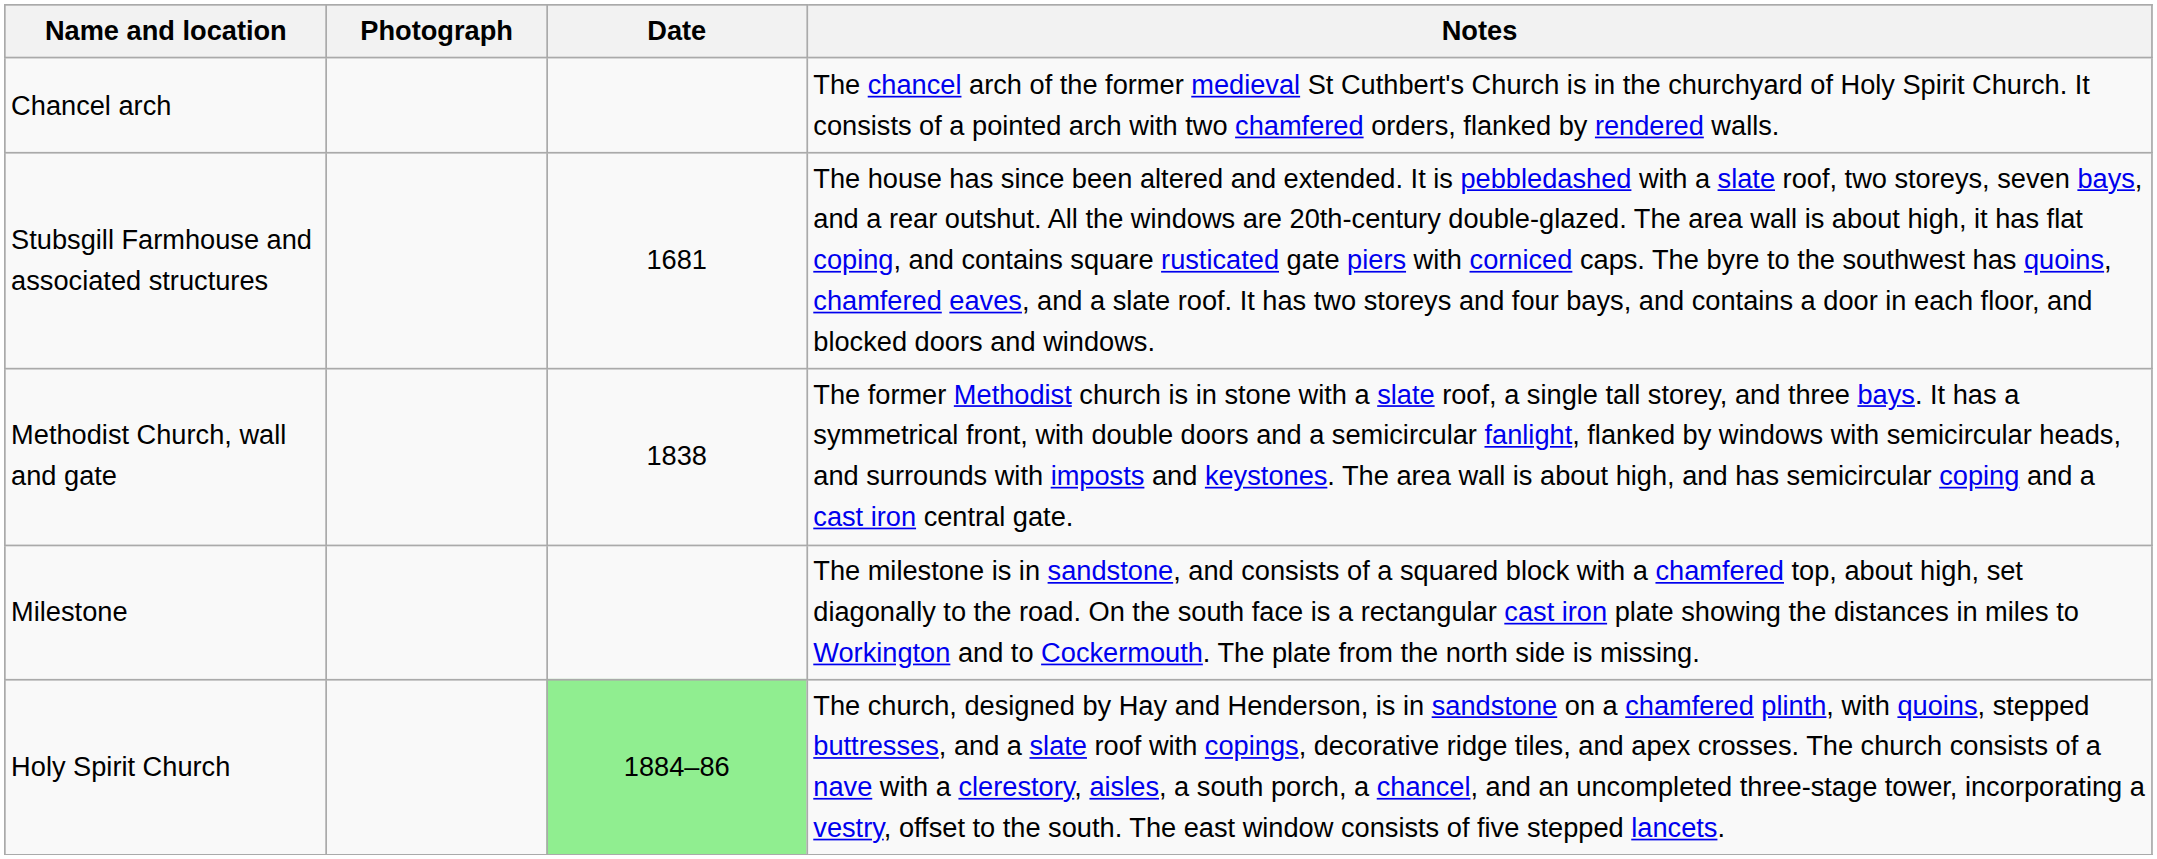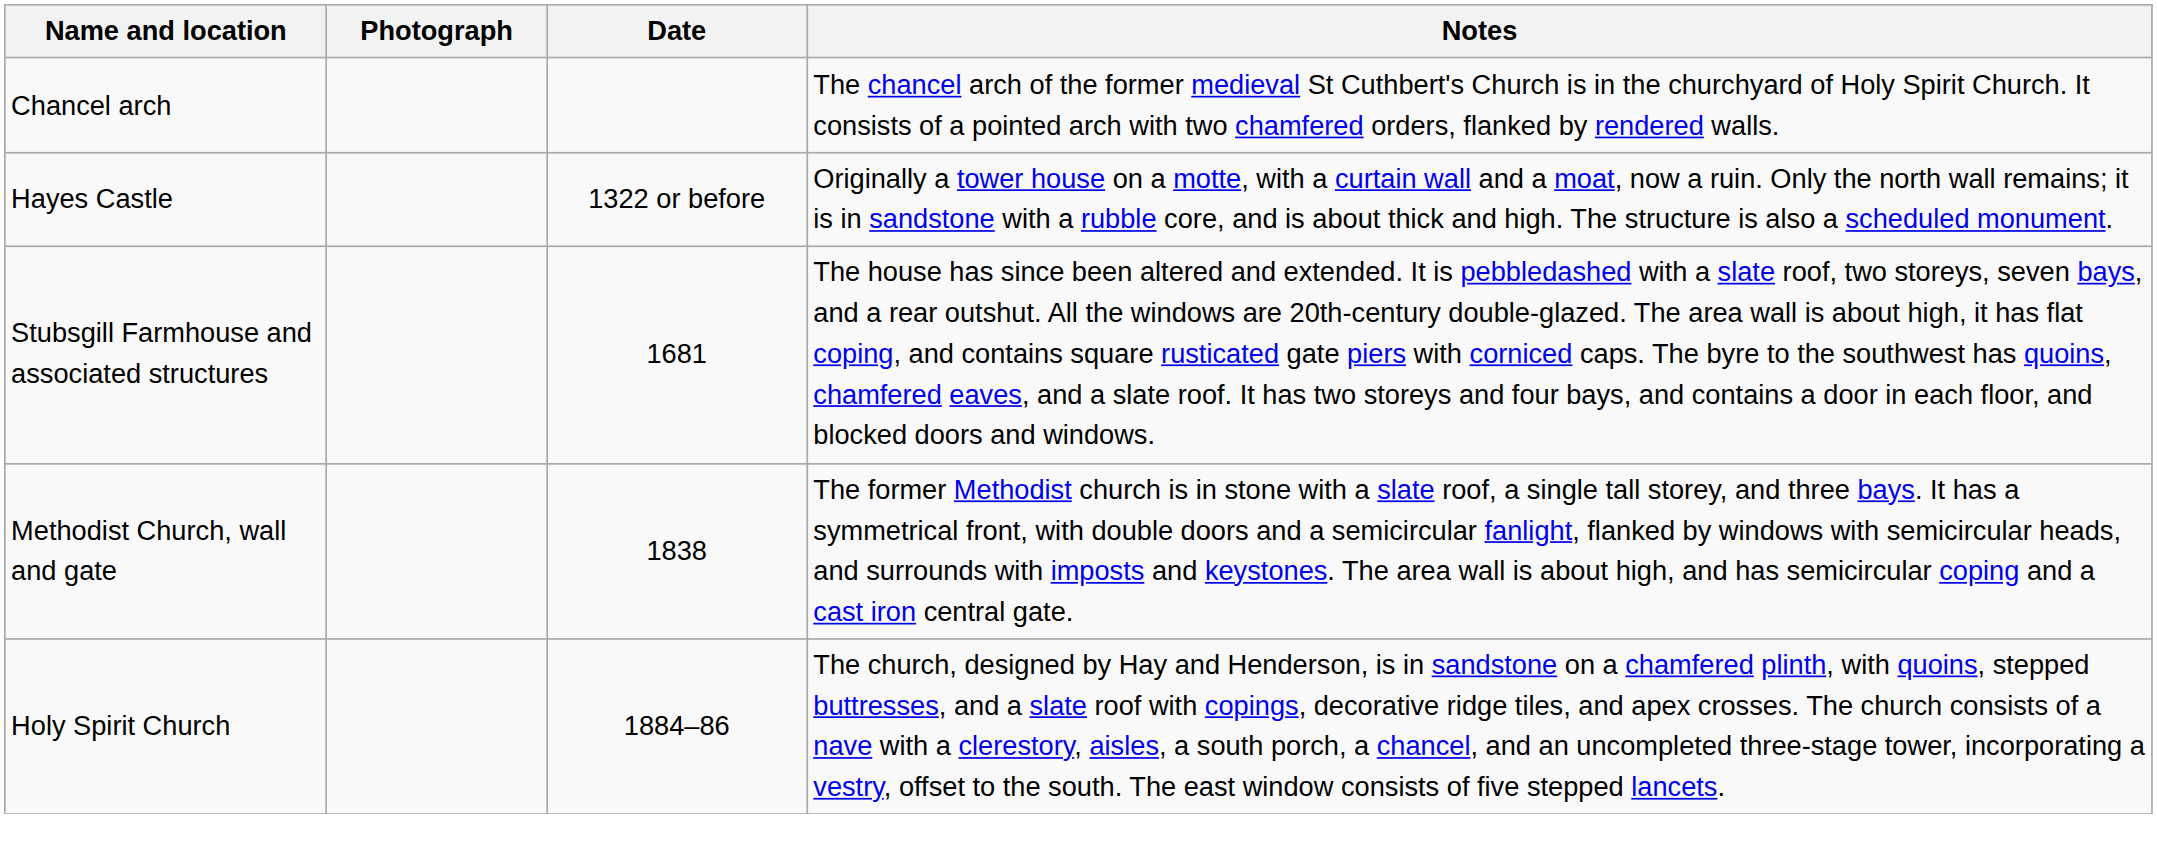+ row: (92, 199)
- row: (69, 611)
(677, 767) lightgreen background -> (677, 726) no background
